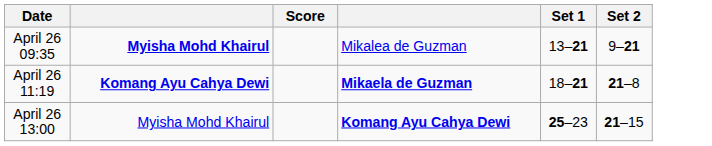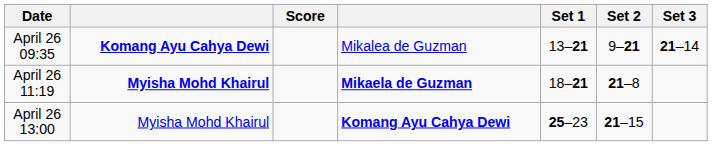+ column: (680, 16)
(198, 46) Myisha Mohd Khairul -> (185, 46) Komang Ayu Cahya Dewi
(185, 84) Komang Ayu Cahya Dewi -> (198, 84) Myisha Mohd Khairul
